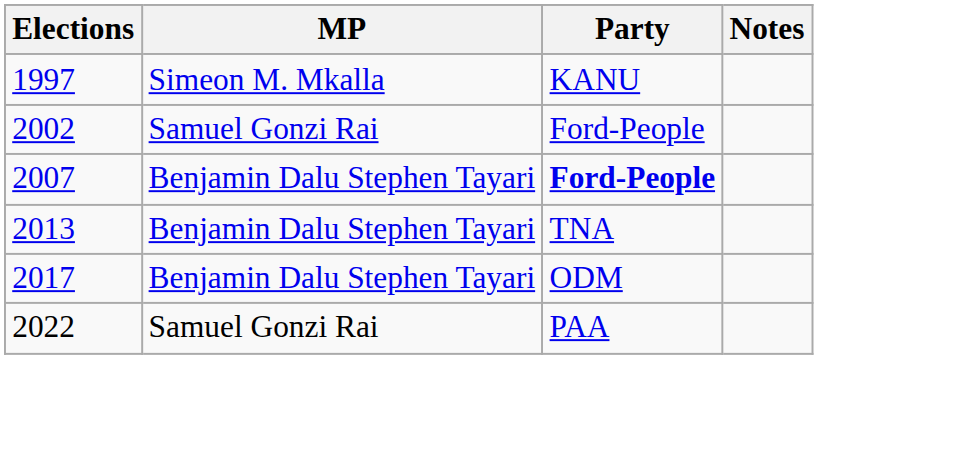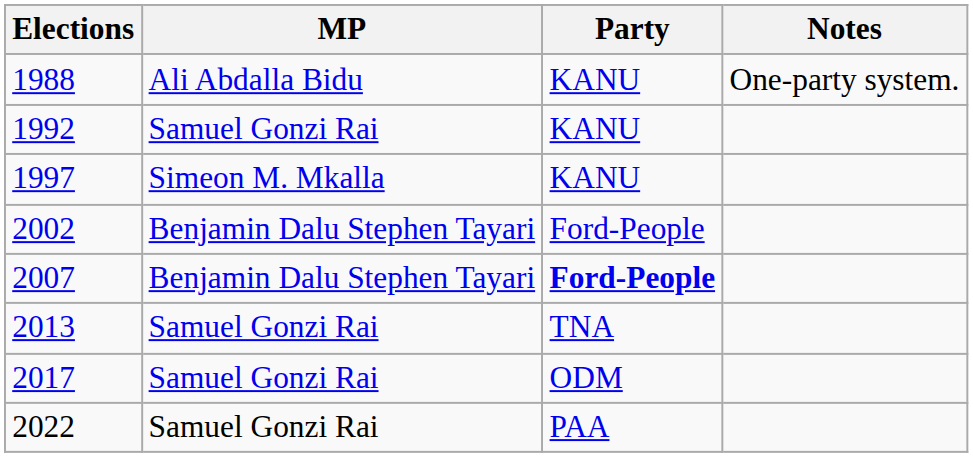+ row: (44, 79)
+ row: (44, 128)
(264, 128) Samuel Gonzi Rai -> (342, 228) Benjamin Dalu Stephen Tayari
(342, 228) Benjamin Dalu Stephen Tayari -> (264, 327) Samuel Gonzi Rai
(342, 278) Benjamin Dalu Stephen Tayari -> (264, 377) Samuel Gonzi Rai
